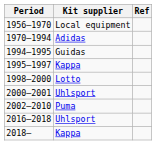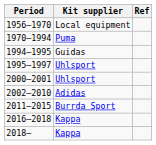(70, 38) Adidas -> (65, 38) Puma
(68, 65) Kappa -> (75, 65) Uhlsport
- row: (29, 79)
(65, 106) Puma -> (70, 92) Adidas
+ row: (29, 106)
(75, 120) Uhlsport -> (68, 120) Kappa
